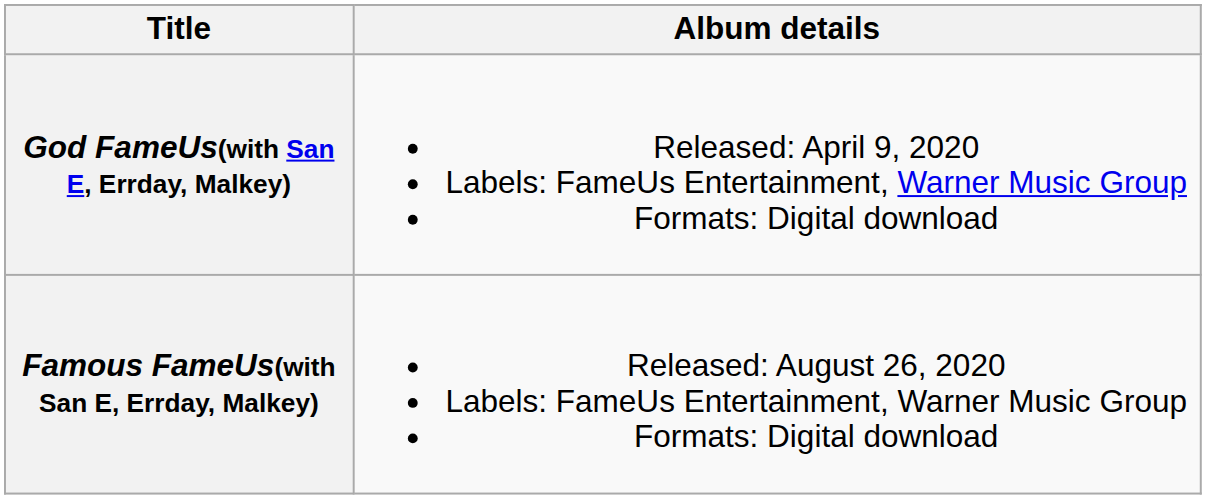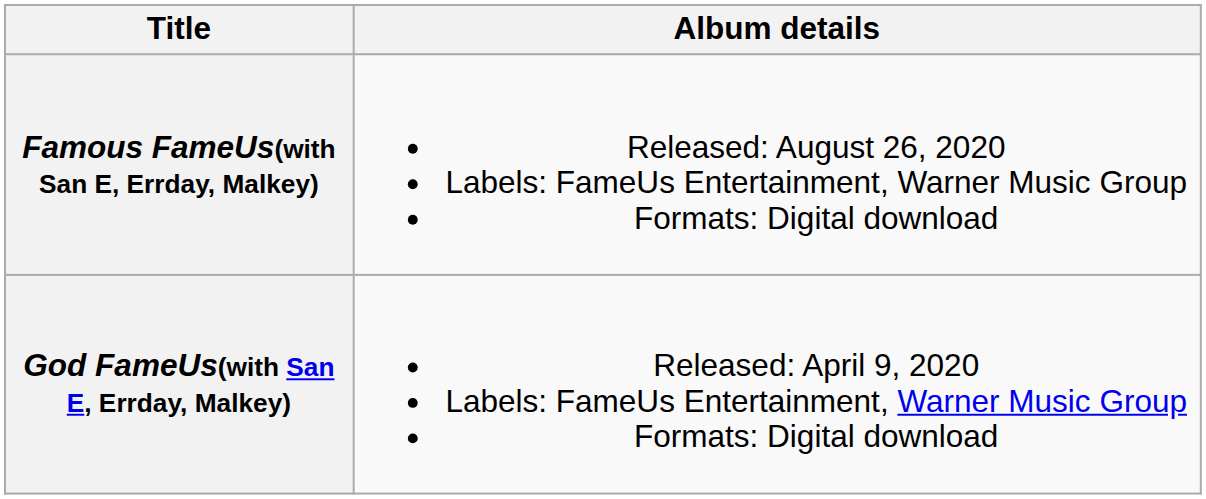rows swapped: (179, 164) <-> (179, 383)
